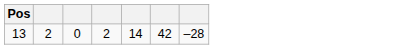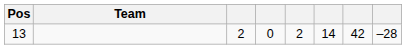+ column: (130, 14)
